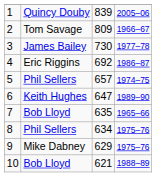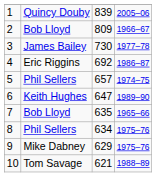(53, 29) Tom Savage -> (47, 29) Bob Lloyd
(47, 163) Bob Lloyd -> (53, 163) Tom Savage
